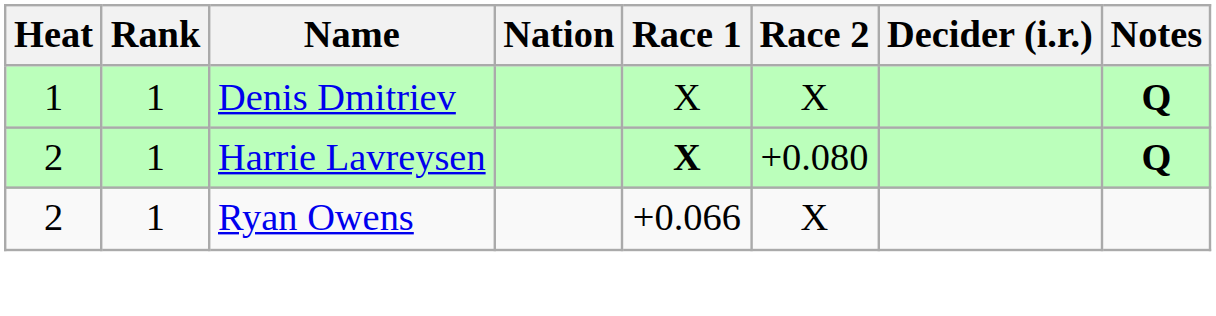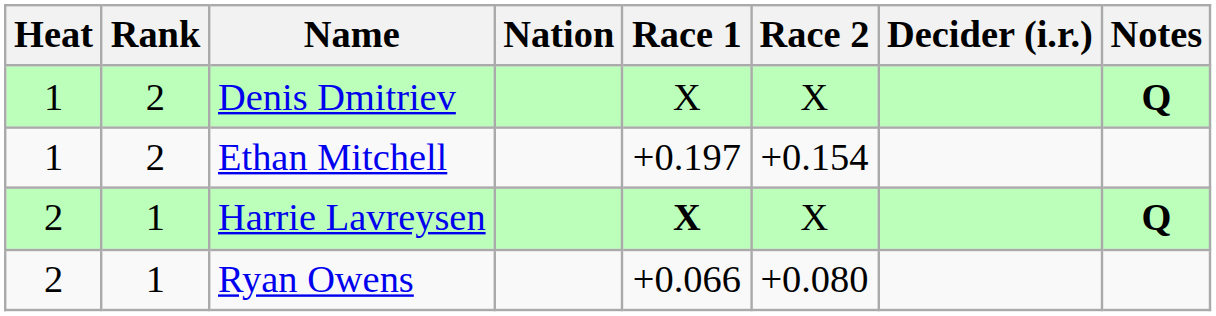(155, 95) 1 -> (155, 95) 2
+ row: (333, 156)
(814, 156) +0.080 -> (814, 217) X
(814, 217) X -> (814, 278) +0.080
